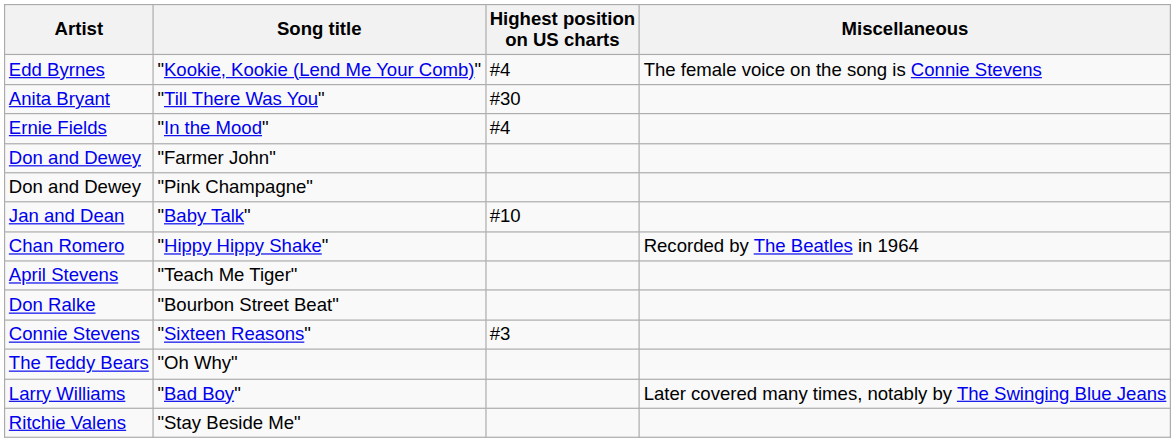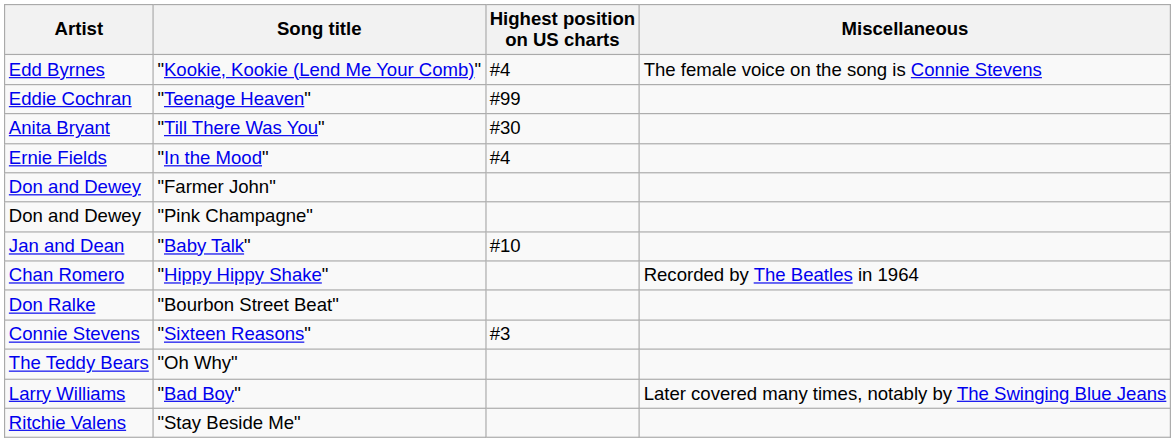+ row: (234, 98)
- row: (227, 275)
